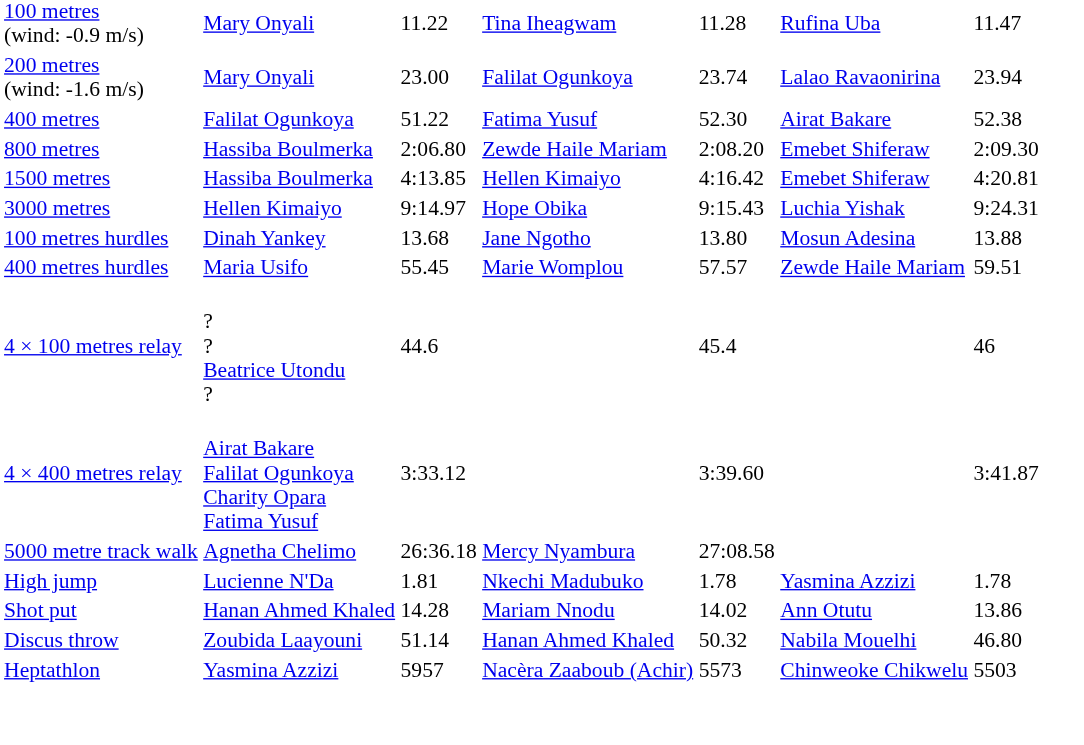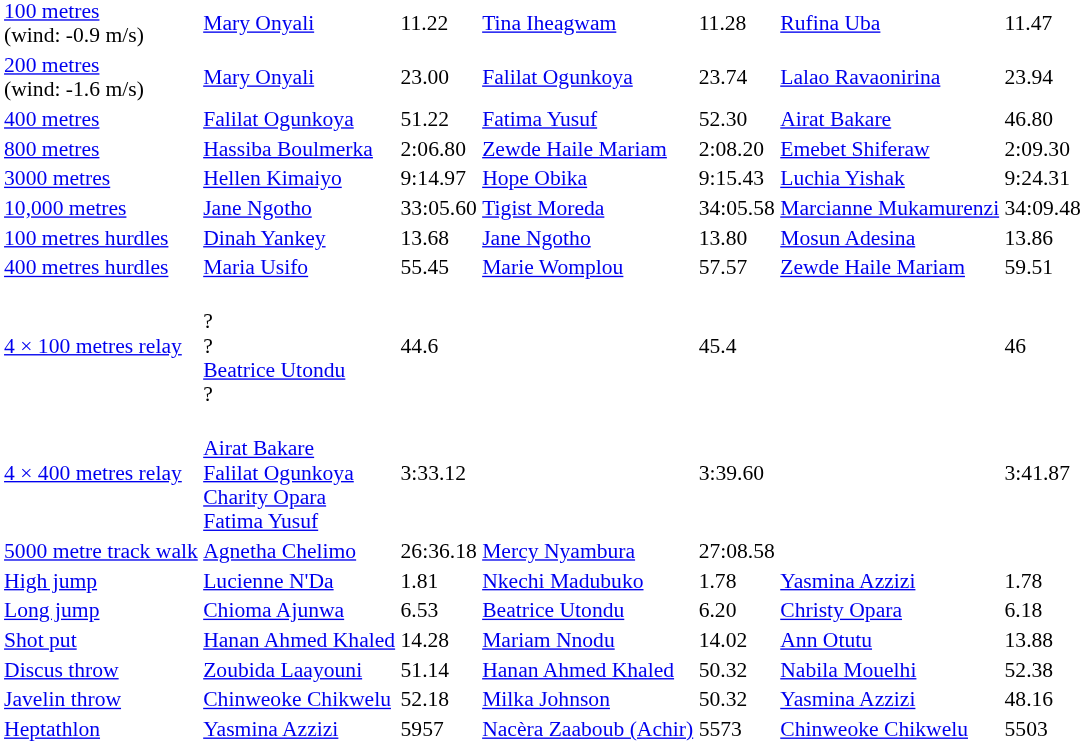(998, 119) 52.38 -> (1029, 119) 46.80
- row: (57, 178)
+ row: (65, 208)
(998, 237) 13.88 -> (1029, 237) 13.86
+ row: (52, 610)
(998, 610) 13.86 -> (1029, 640) 13.88
(998, 640) 46.80 -> (1029, 669) 52.38
+ row: (63, 699)
